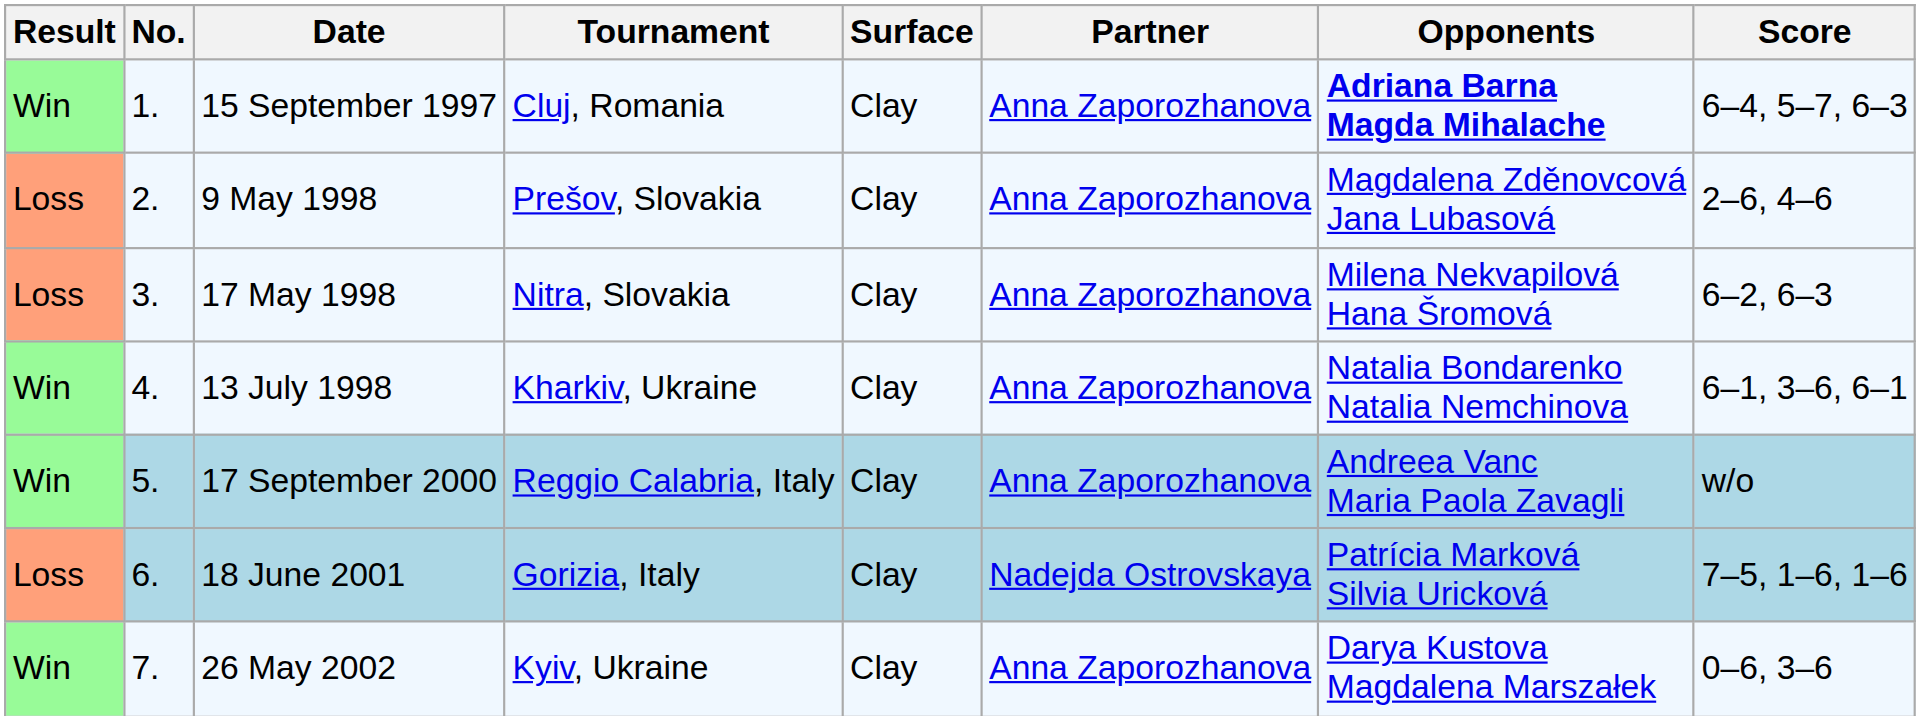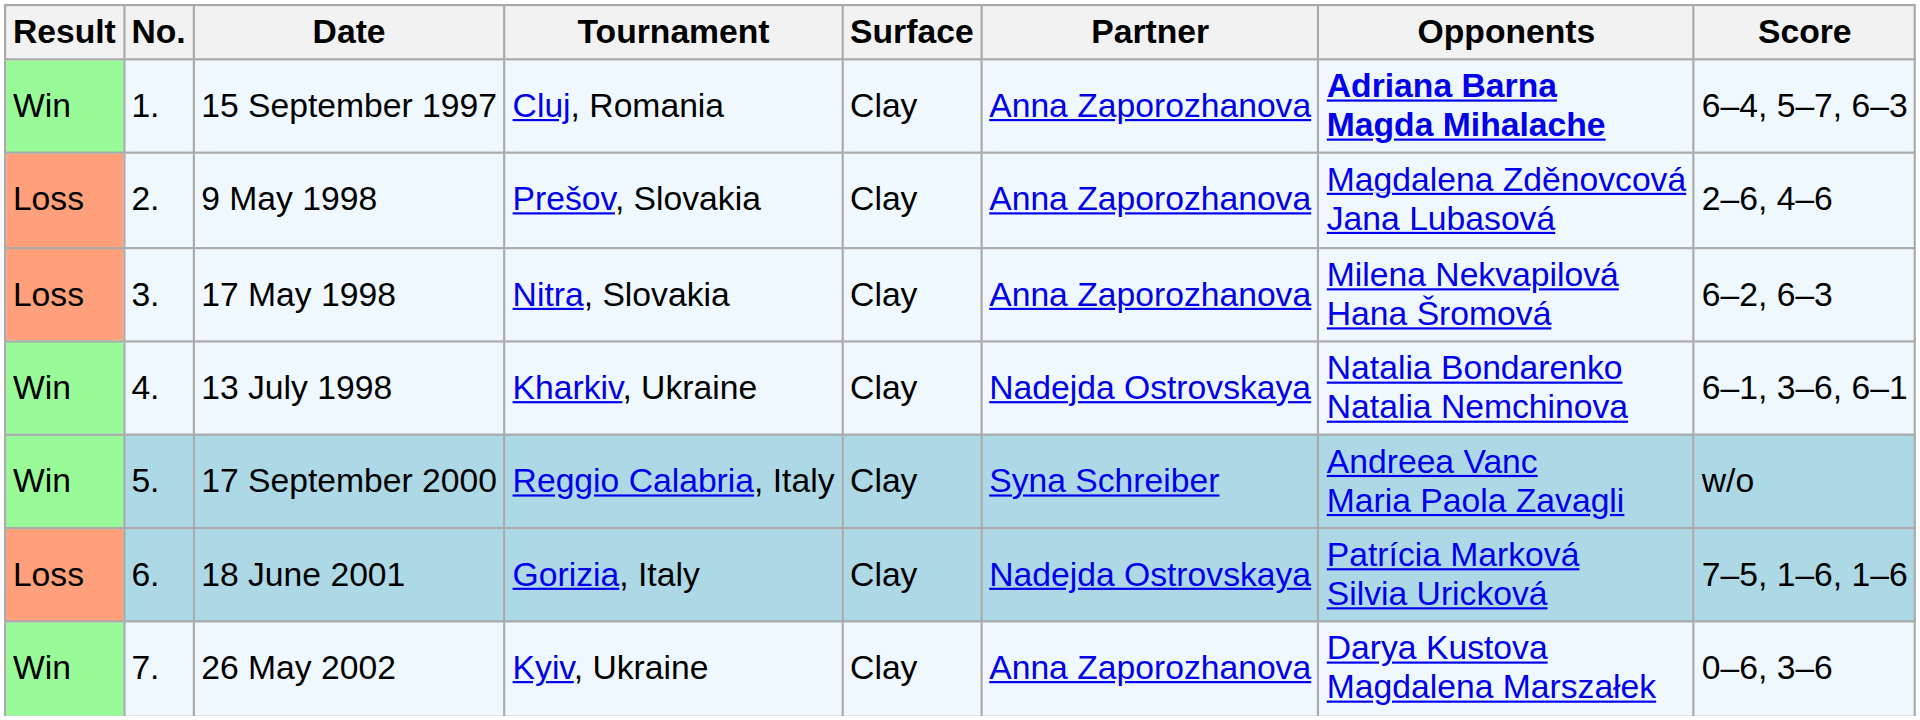(1150, 386) Anna Zaporozhanova -> (1150, 386) Nadejda Ostrovskaya
(1150, 480) Anna Zaporozhanova -> (1104, 480) Syna Schreiber
